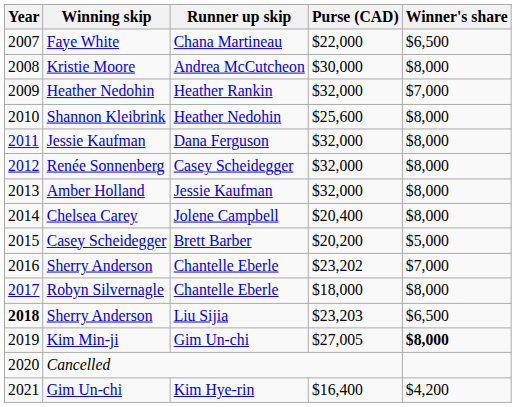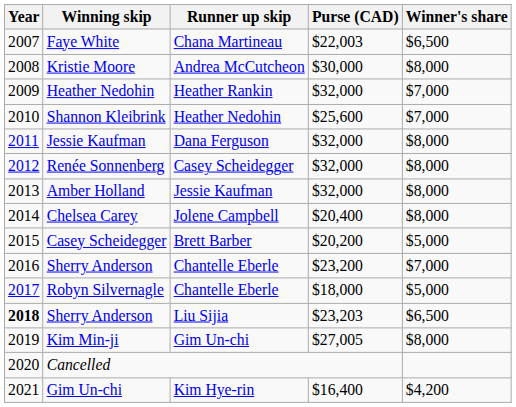(337, 41) $22,000 -> (337, 41) $22,003
(427, 116) $8,000 -> (427, 116) $7,000
(337, 265) $23,202 -> (337, 265) $23,200
(427, 290) $8,000 -> (427, 290) $5,000
(427, 340) bold -> (427, 340) normal
